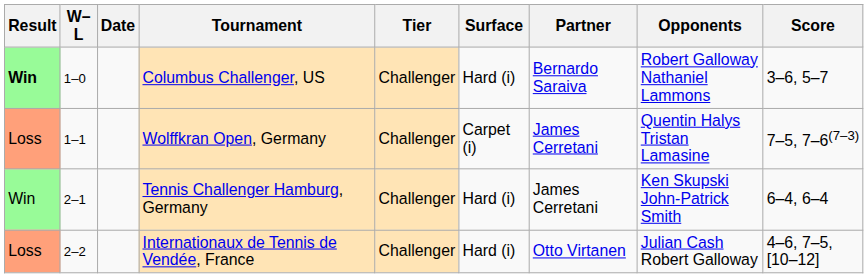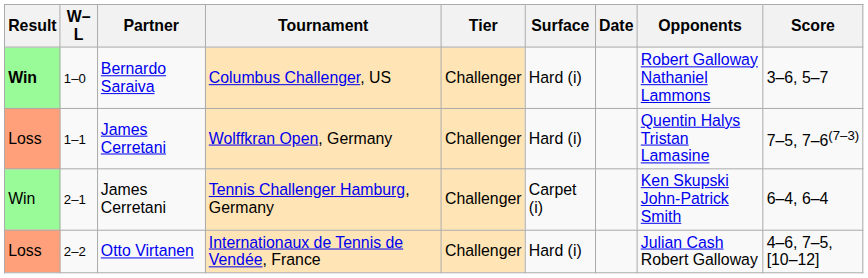columns swapped: (118, 25) <-> (583, 25)
(486, 138) Carpet (i) -> (555, 138) Hard (i)
(489, 199) Hard (i) -> (553, 199) Carpet (i)
